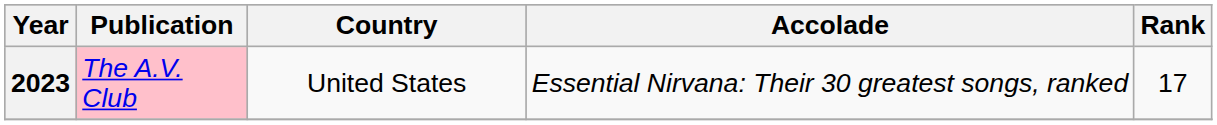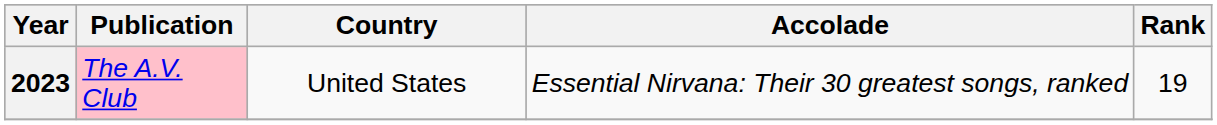(1173, 82) 17 -> (1173, 82) 19
